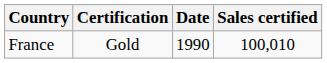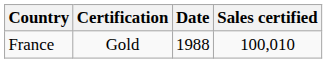(193, 44) 1990 -> (193, 44) 1988
